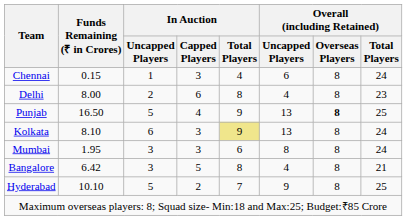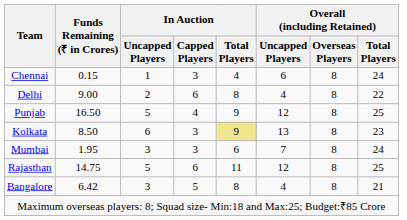(91, 94) 8.00 -> (88, 94) 9.00
(381, 94) 23 -> (378, 94) 22
(286, 112) 13 -> (283, 112) 12
(337, 112) bold -> (334, 112) normal
(91, 131) 8.10 -> (88, 131) 8.50
(381, 131) 24 -> (378, 131) 23
(286, 149) 8 -> (283, 149) 7
+ row: (30, 167)
- row: (31, 186)
